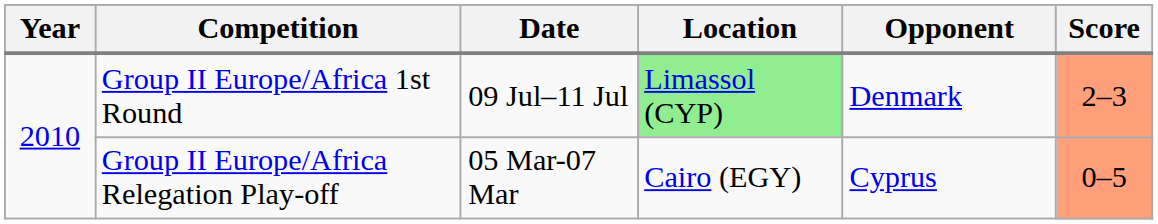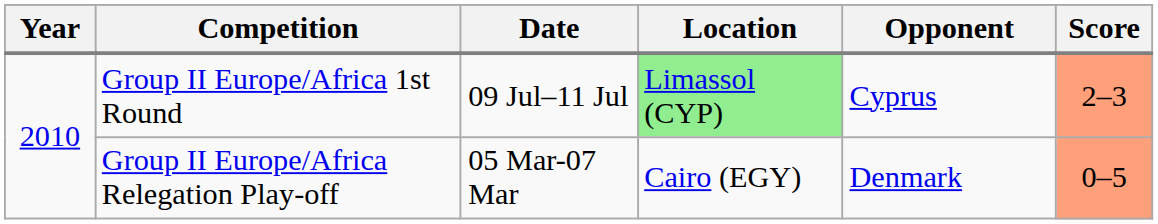(906, 95) Denmark -> (893, 95) Cyprus
(893, 177) Cyprus -> (906, 177) Denmark
